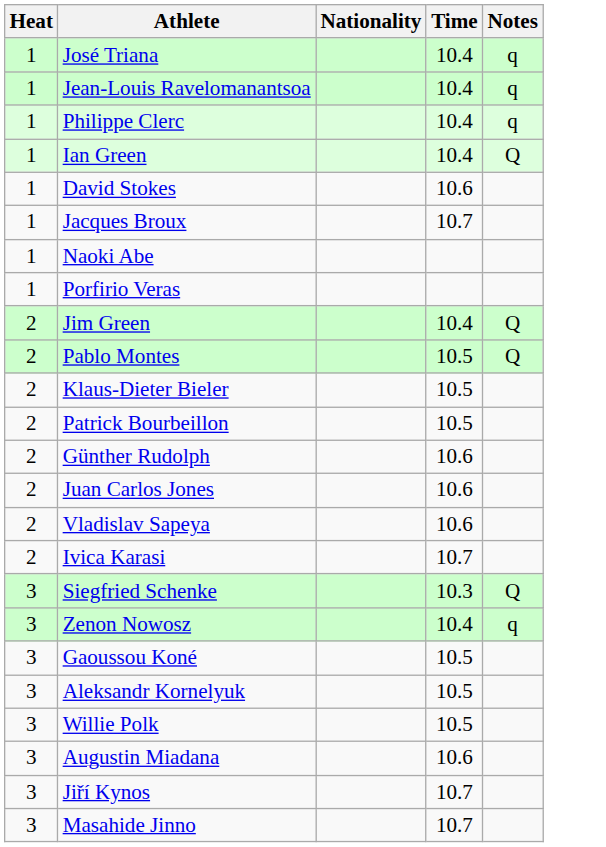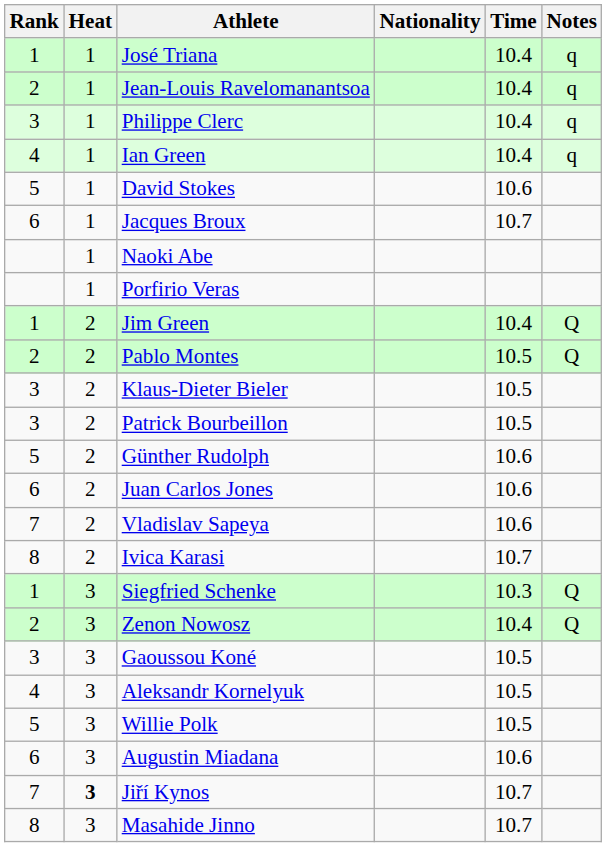+ column: (34, 21)
(513, 155) Q -> (572, 155) q
(513, 624) q -> (572, 624) Q
(31, 791) normal -> (90, 791) bold
